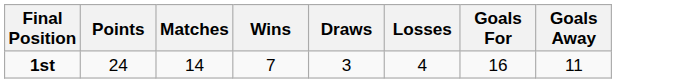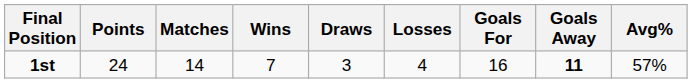+ column: (650, 28)
(574, 65) normal -> (574, 65) bold
